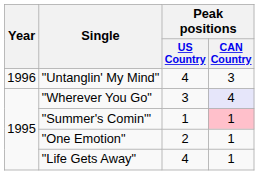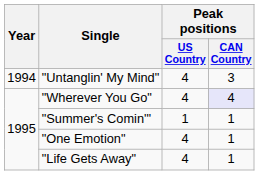(22, 78) 1996 -> (22, 78) 1994
(185, 98) 3 -> (185, 98) 4
(231, 119) pink background -> (231, 119) no background
(185, 139) 2 -> (185, 139) 4
